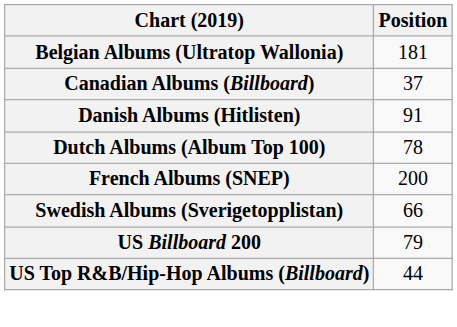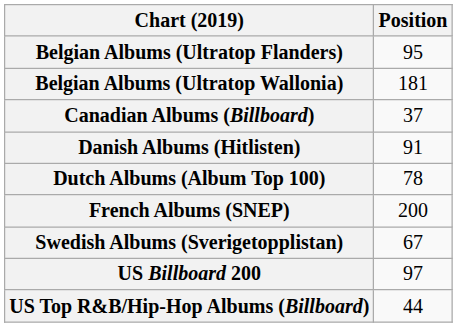+ row: (189, 52)
(413, 210) 66 -> (413, 242) 67
(413, 242) 79 -> (413, 274) 97
